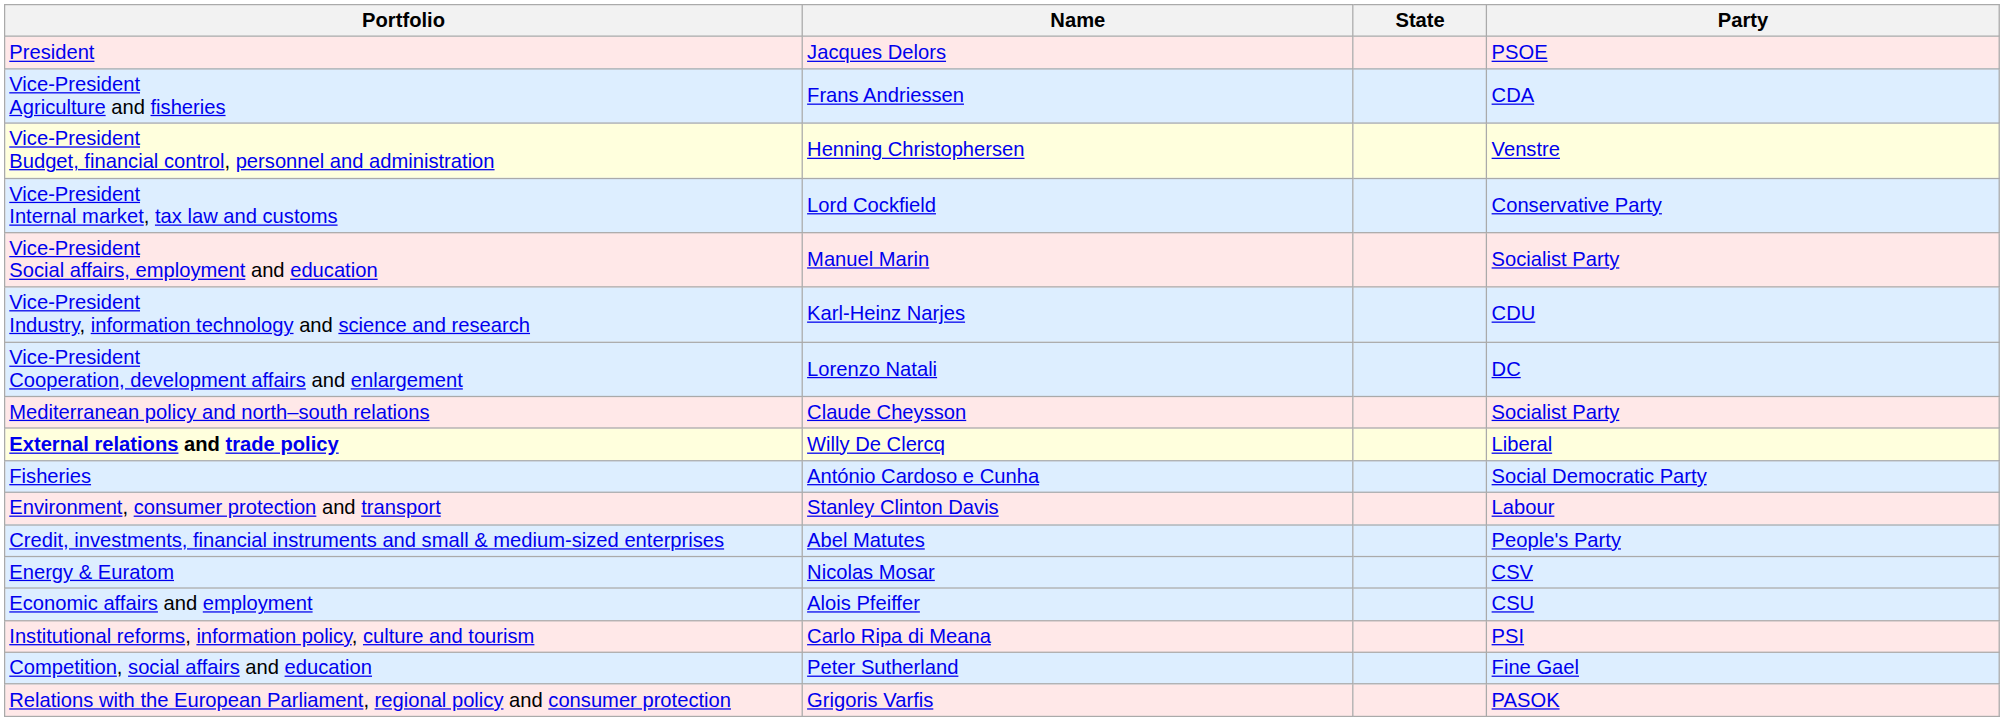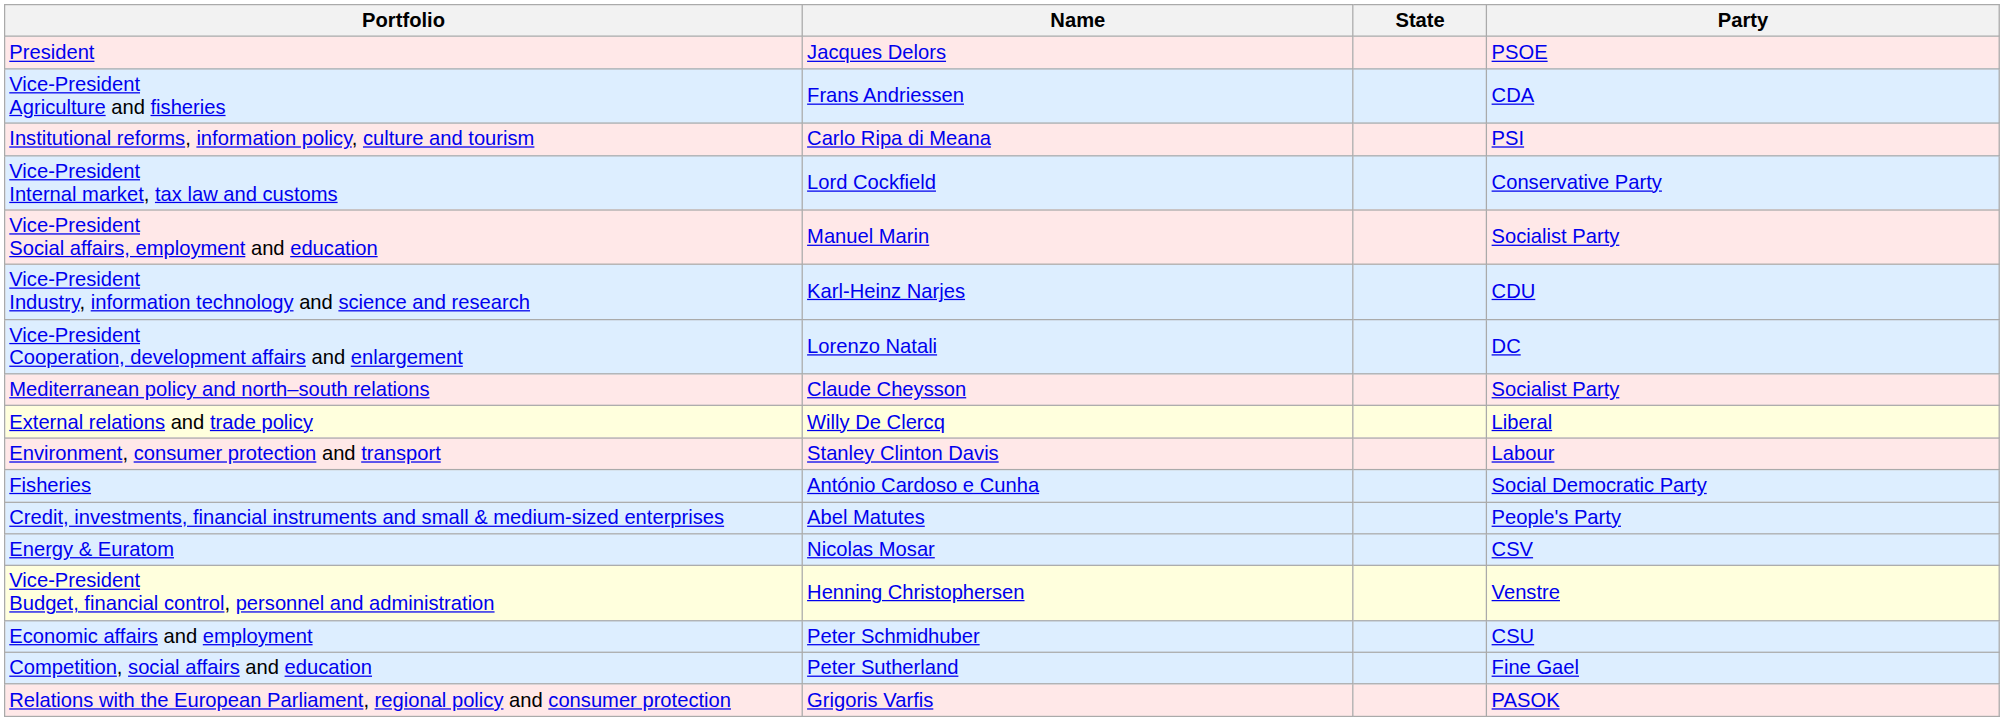rows swapped: (916, 150) <-> (899, 636)
(174, 444) bold -> (161, 421) normal
rows swapped: (903, 508) <-> (923, 476)
- row: (863, 604)
+ row: (893, 636)
